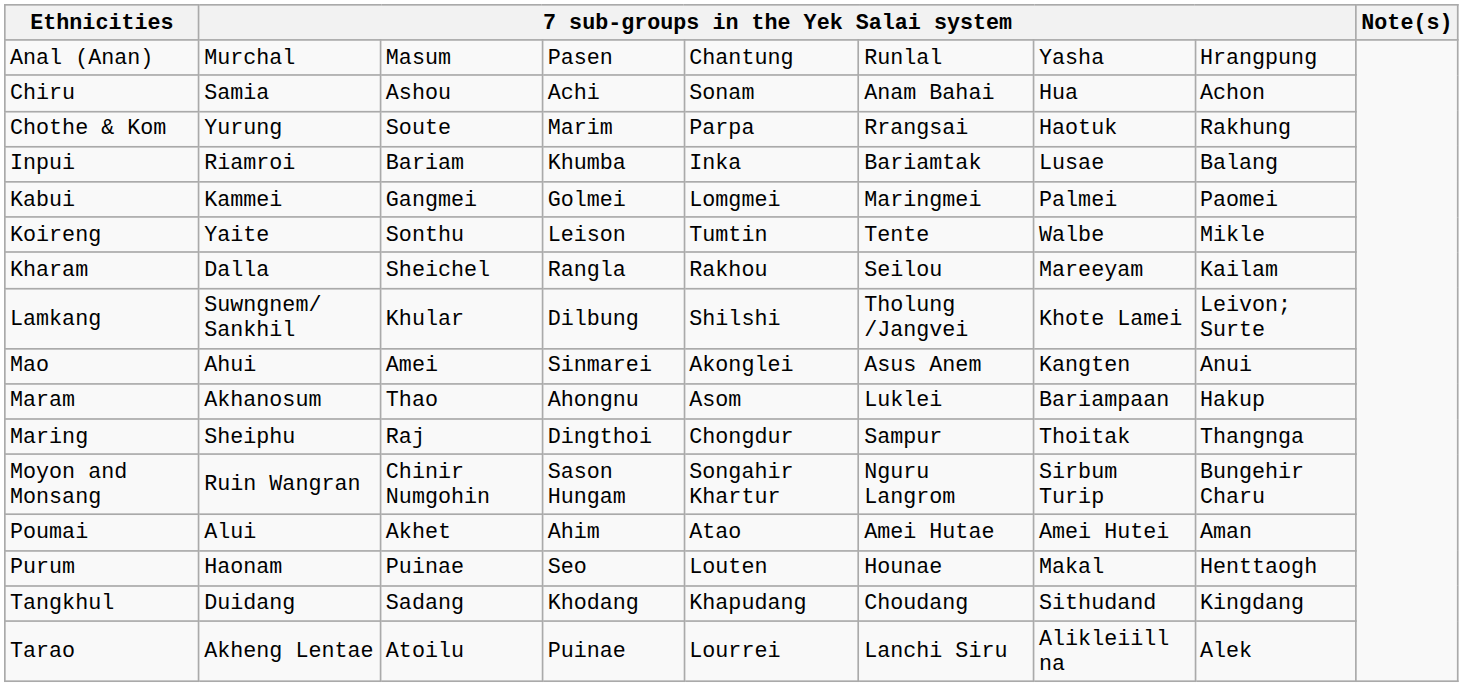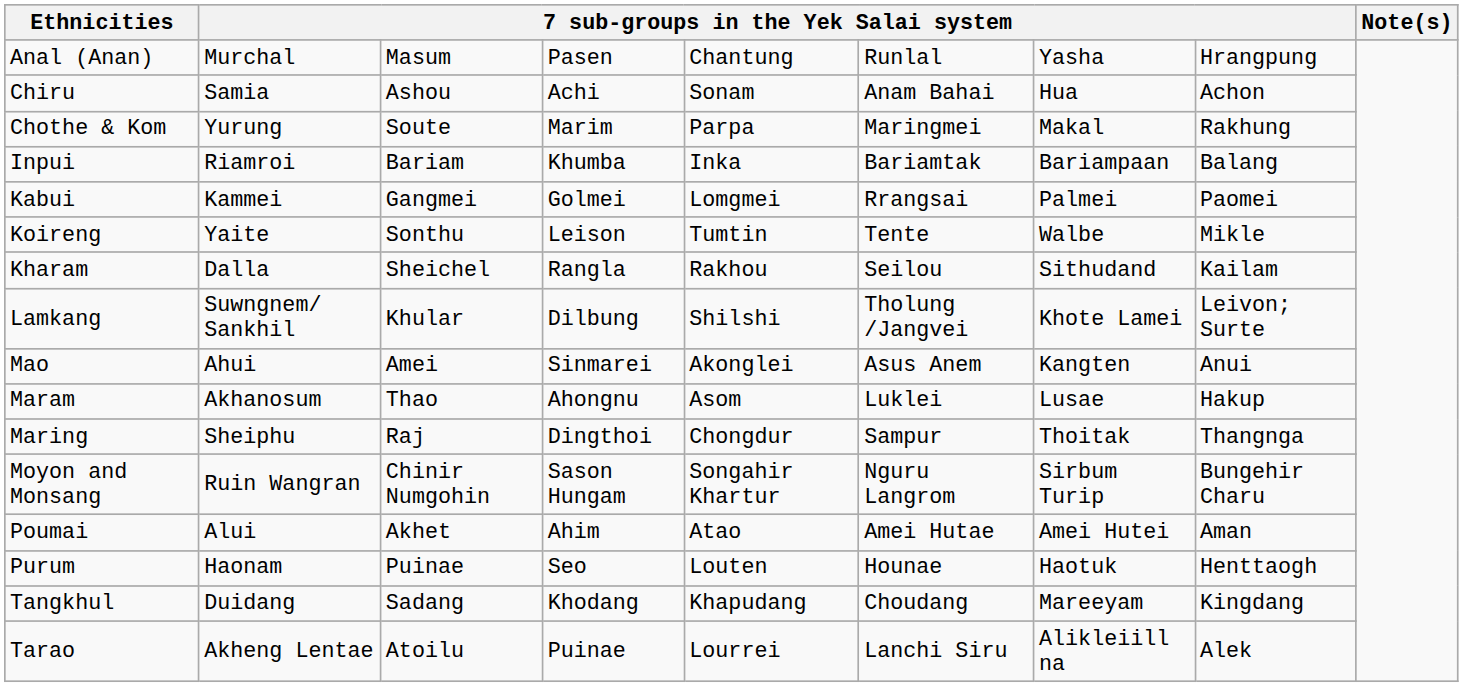(916, 129) Rrangsai -> (923, 129) Maringmei
(1078, 129) Haotuk -> (1072, 129) Makal
(1072, 164) Lusae -> (1104, 164) Bariampaan
(923, 199) Maringmei -> (916, 199) Rrangsai
(1091, 270) Mareeyam -> (1098, 270) Sithudand
(1104, 401) Bariampaan -> (1072, 401) Lusae
(1072, 568) Makal -> (1078, 568) Haotuk
(1098, 603) Sithudand -> (1091, 603) Mareeyam
